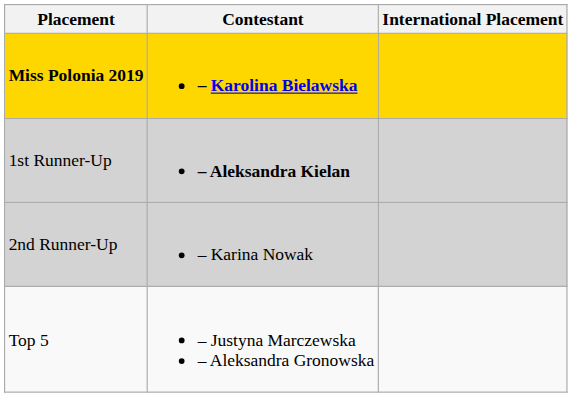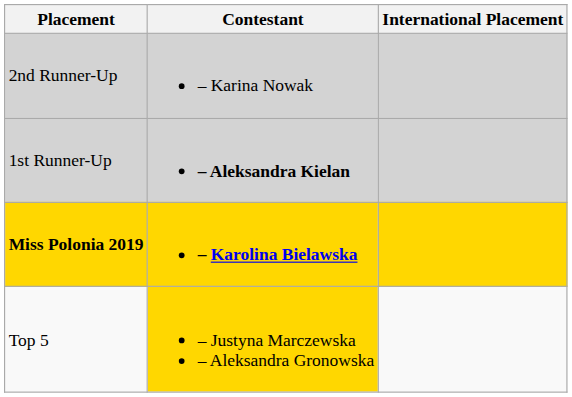rows swapped: (76, 75) <-> (63, 244)
(263, 350) no background -> (263, 350) gold background
